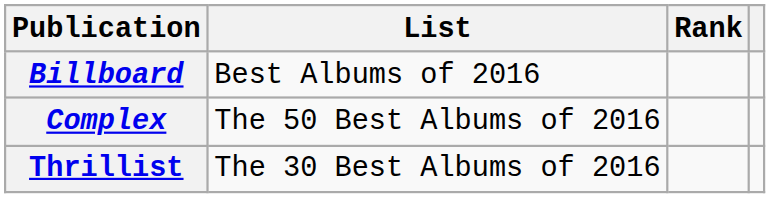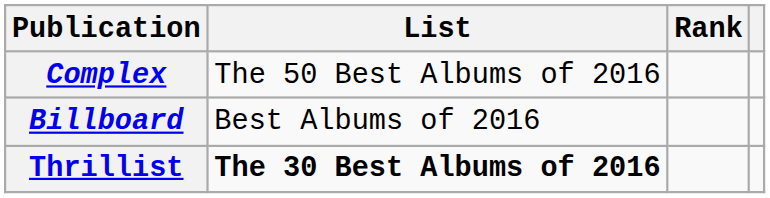rows swapped: (106, 75) <-> (106, 122)
(437, 168) normal -> (437, 168) bold
